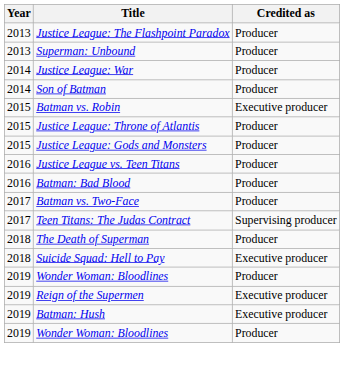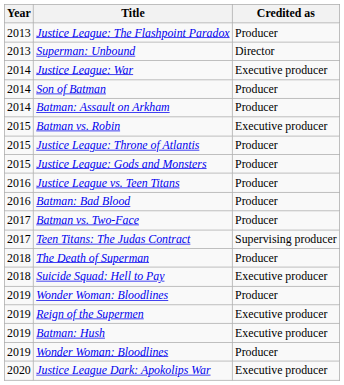(256, 51) Producer -> (255, 51) Director
(256, 70) Producer -> (281, 70) Executive producer
+ row: (19, 107)
+ row: (19, 370)
